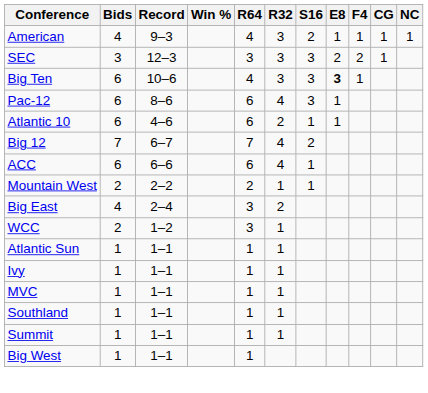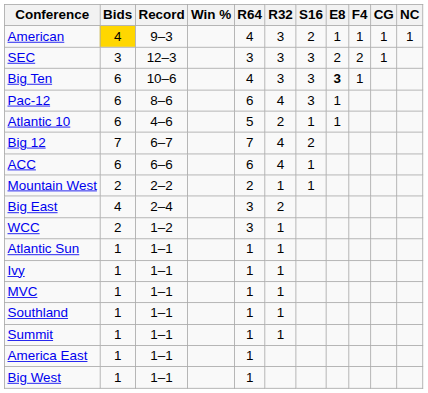(118, 36) no background -> (118, 36) gold background
(250, 121) 6 -> (250, 121) 5
+ row: (47, 356)
